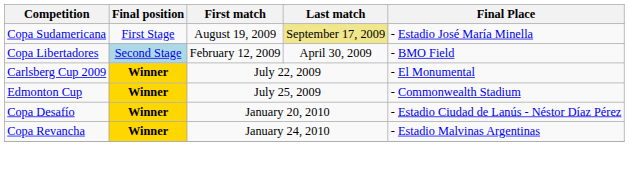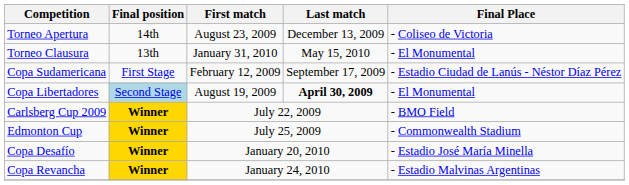+ row: (48, 33)
+ row: (48, 53)
(235, 33) August 19, 2009 -> (235, 72) February 12, 2009
(336, 33) khaki background -> (336, 72) no background
(462, 33) - Estadio José María Minella -> (506, 72) - Estadio Ciudad de Lanús - Néstor Díaz Pérez
(235, 53) February 12, 2009 -> (235, 92) August 19, 2009
(336, 53) normal -> (336, 92) bold
(423, 53) - BMO Field -> (433, 92) - El Monumental
(433, 72) - El Monumental -> (423, 111) - BMO Field
(506, 111) - Estadio Ciudad de Lanús - Néstor Díaz Pérez -> (462, 151) - Estadio José María Minella
